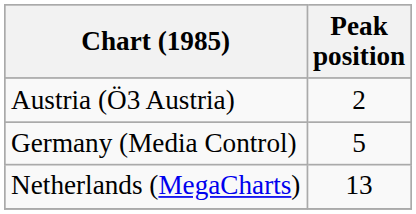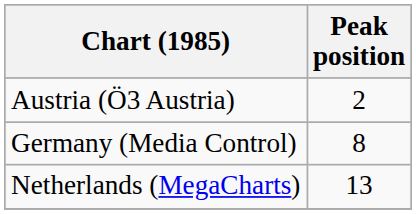(359, 142) 5 -> (359, 142) 8
